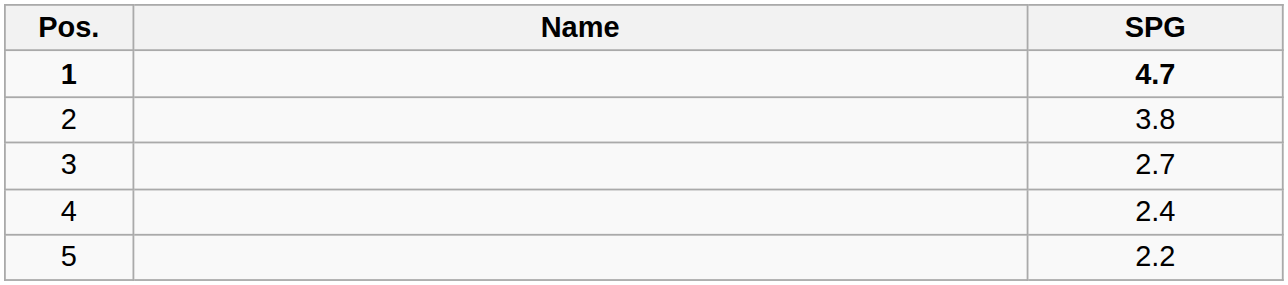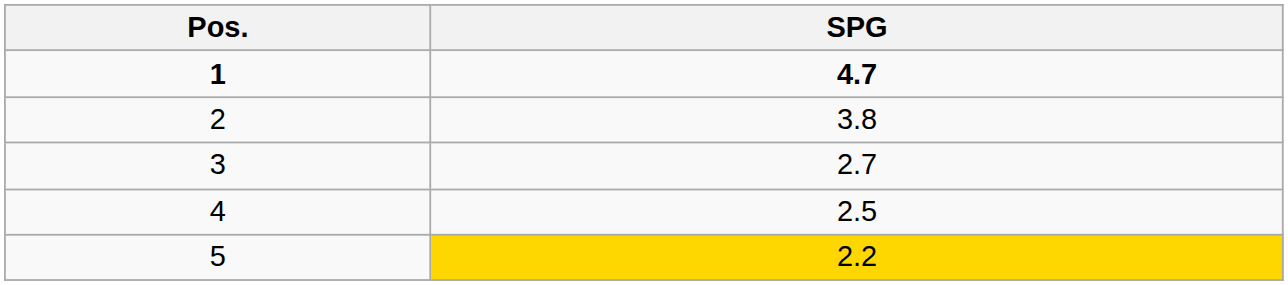- column: (580, 27)
(1155, 211) 2.4 -> (857, 211) 2.5
(1155, 257) no background -> (857, 257) gold background
